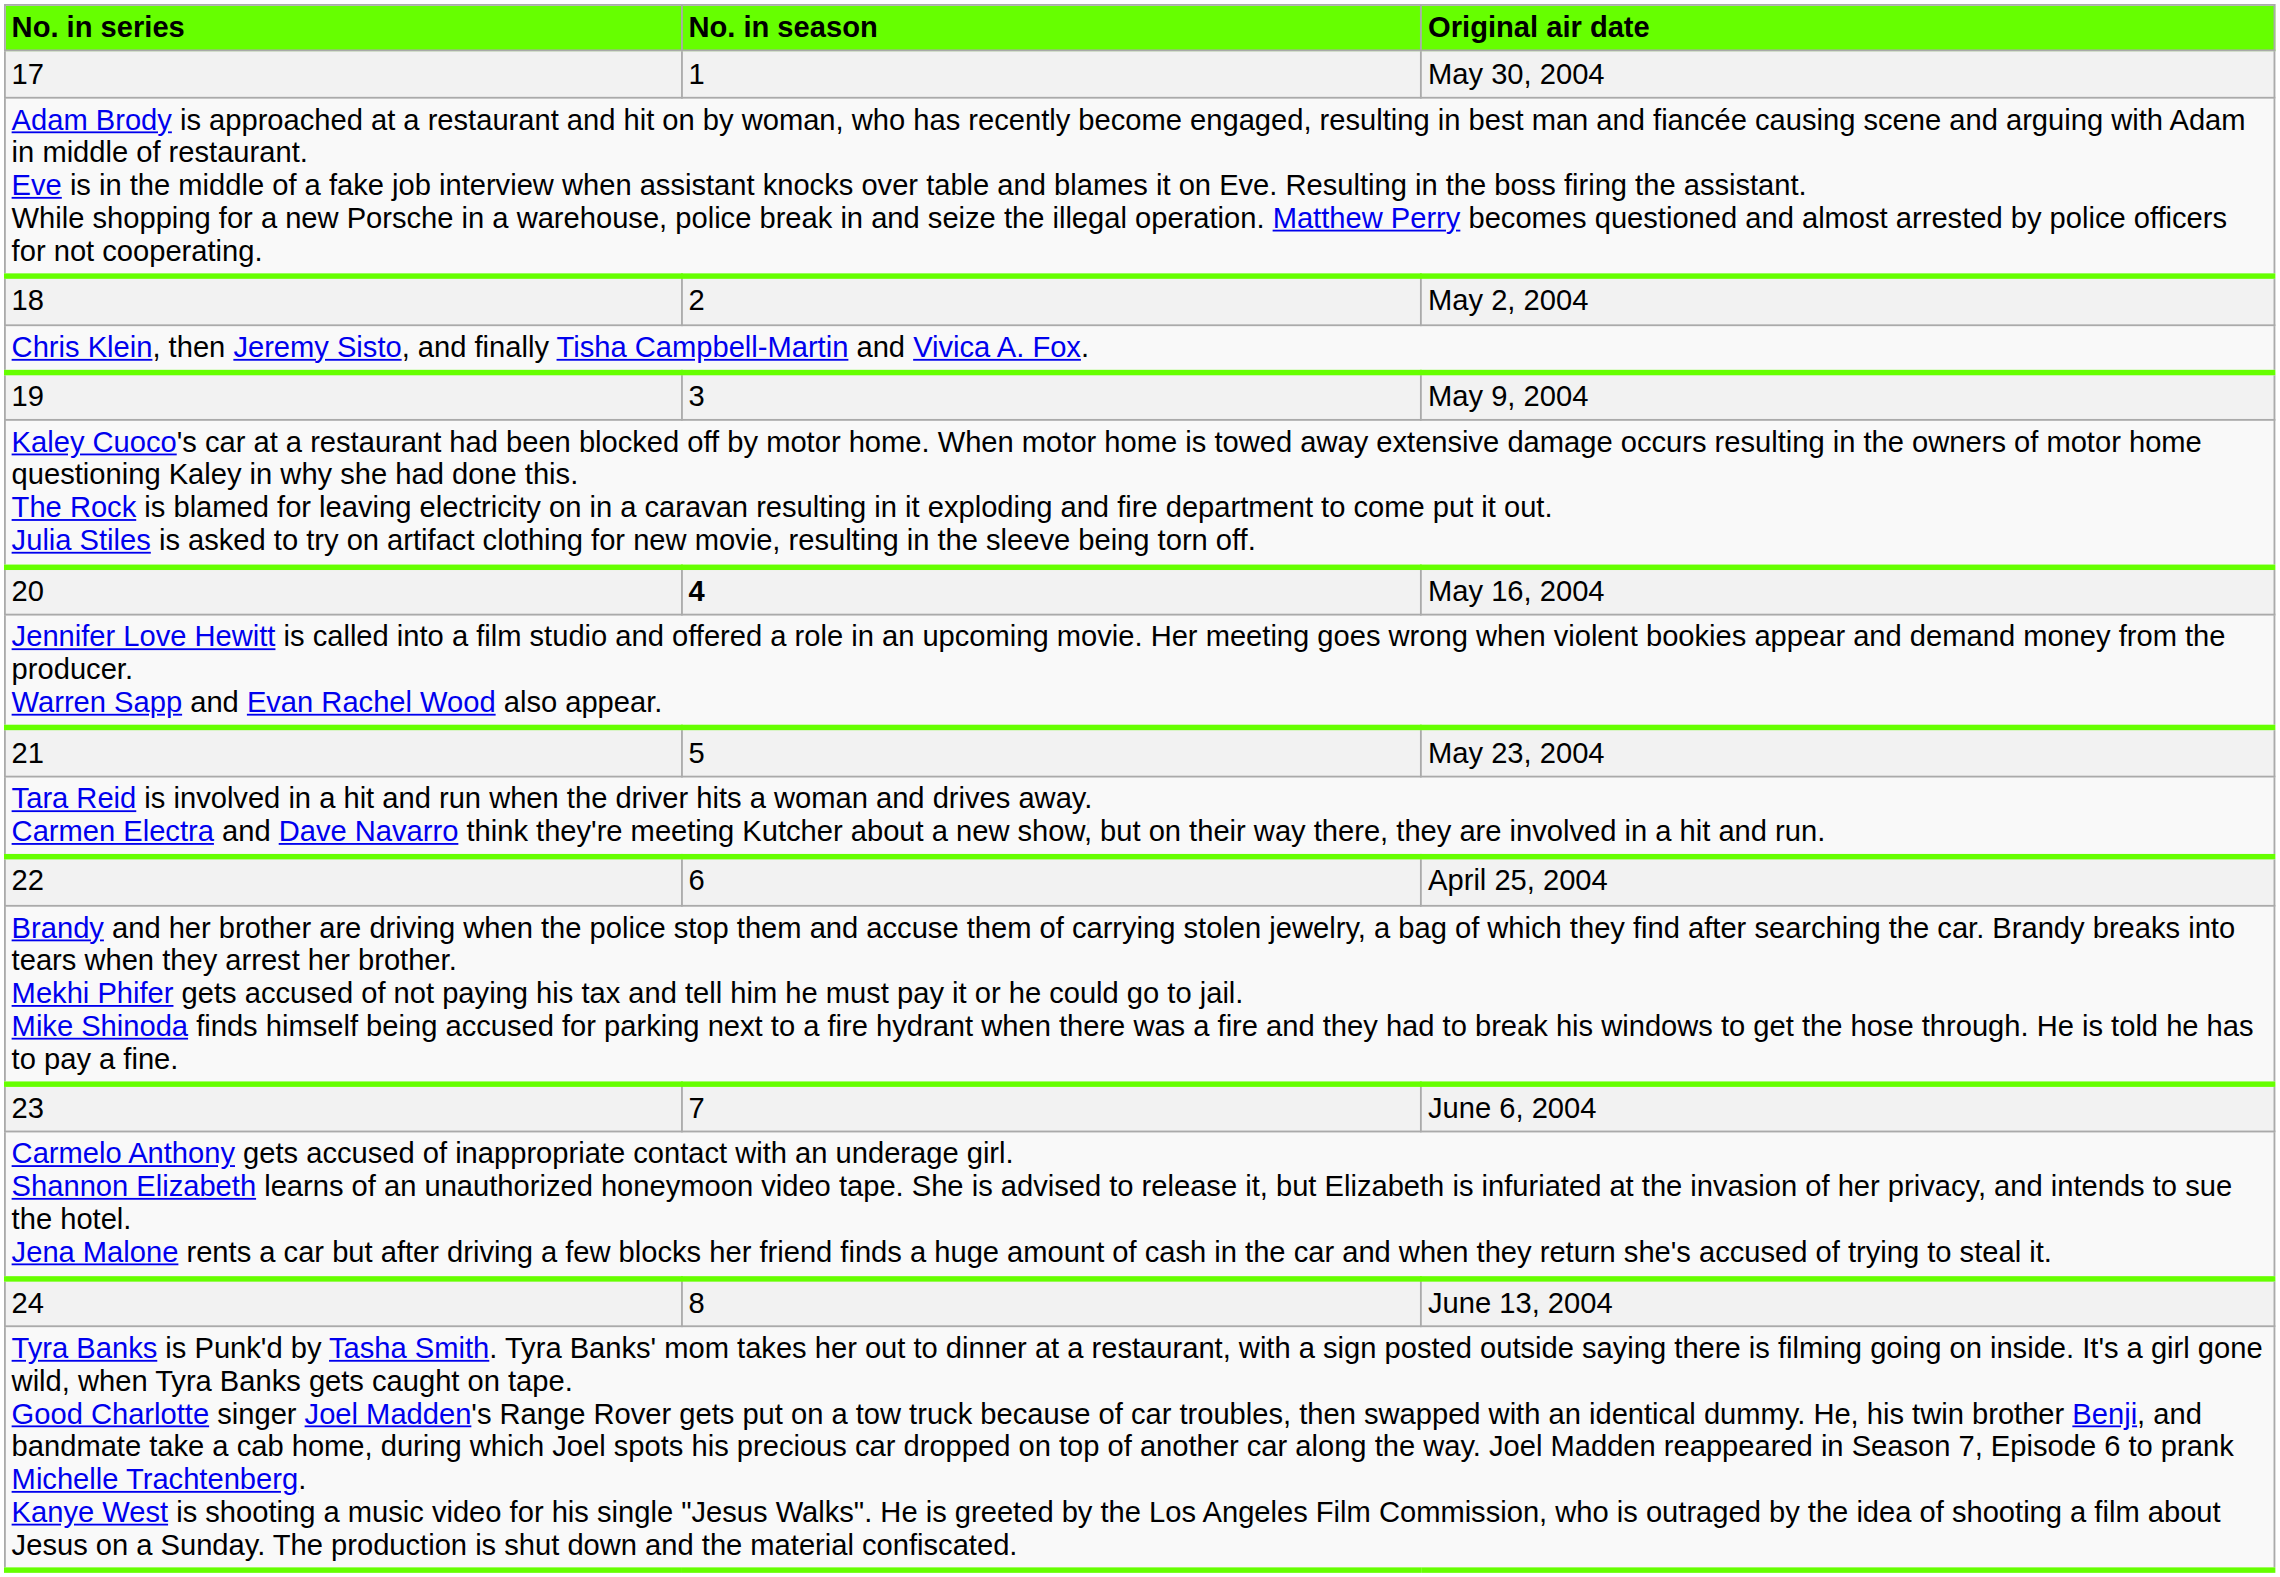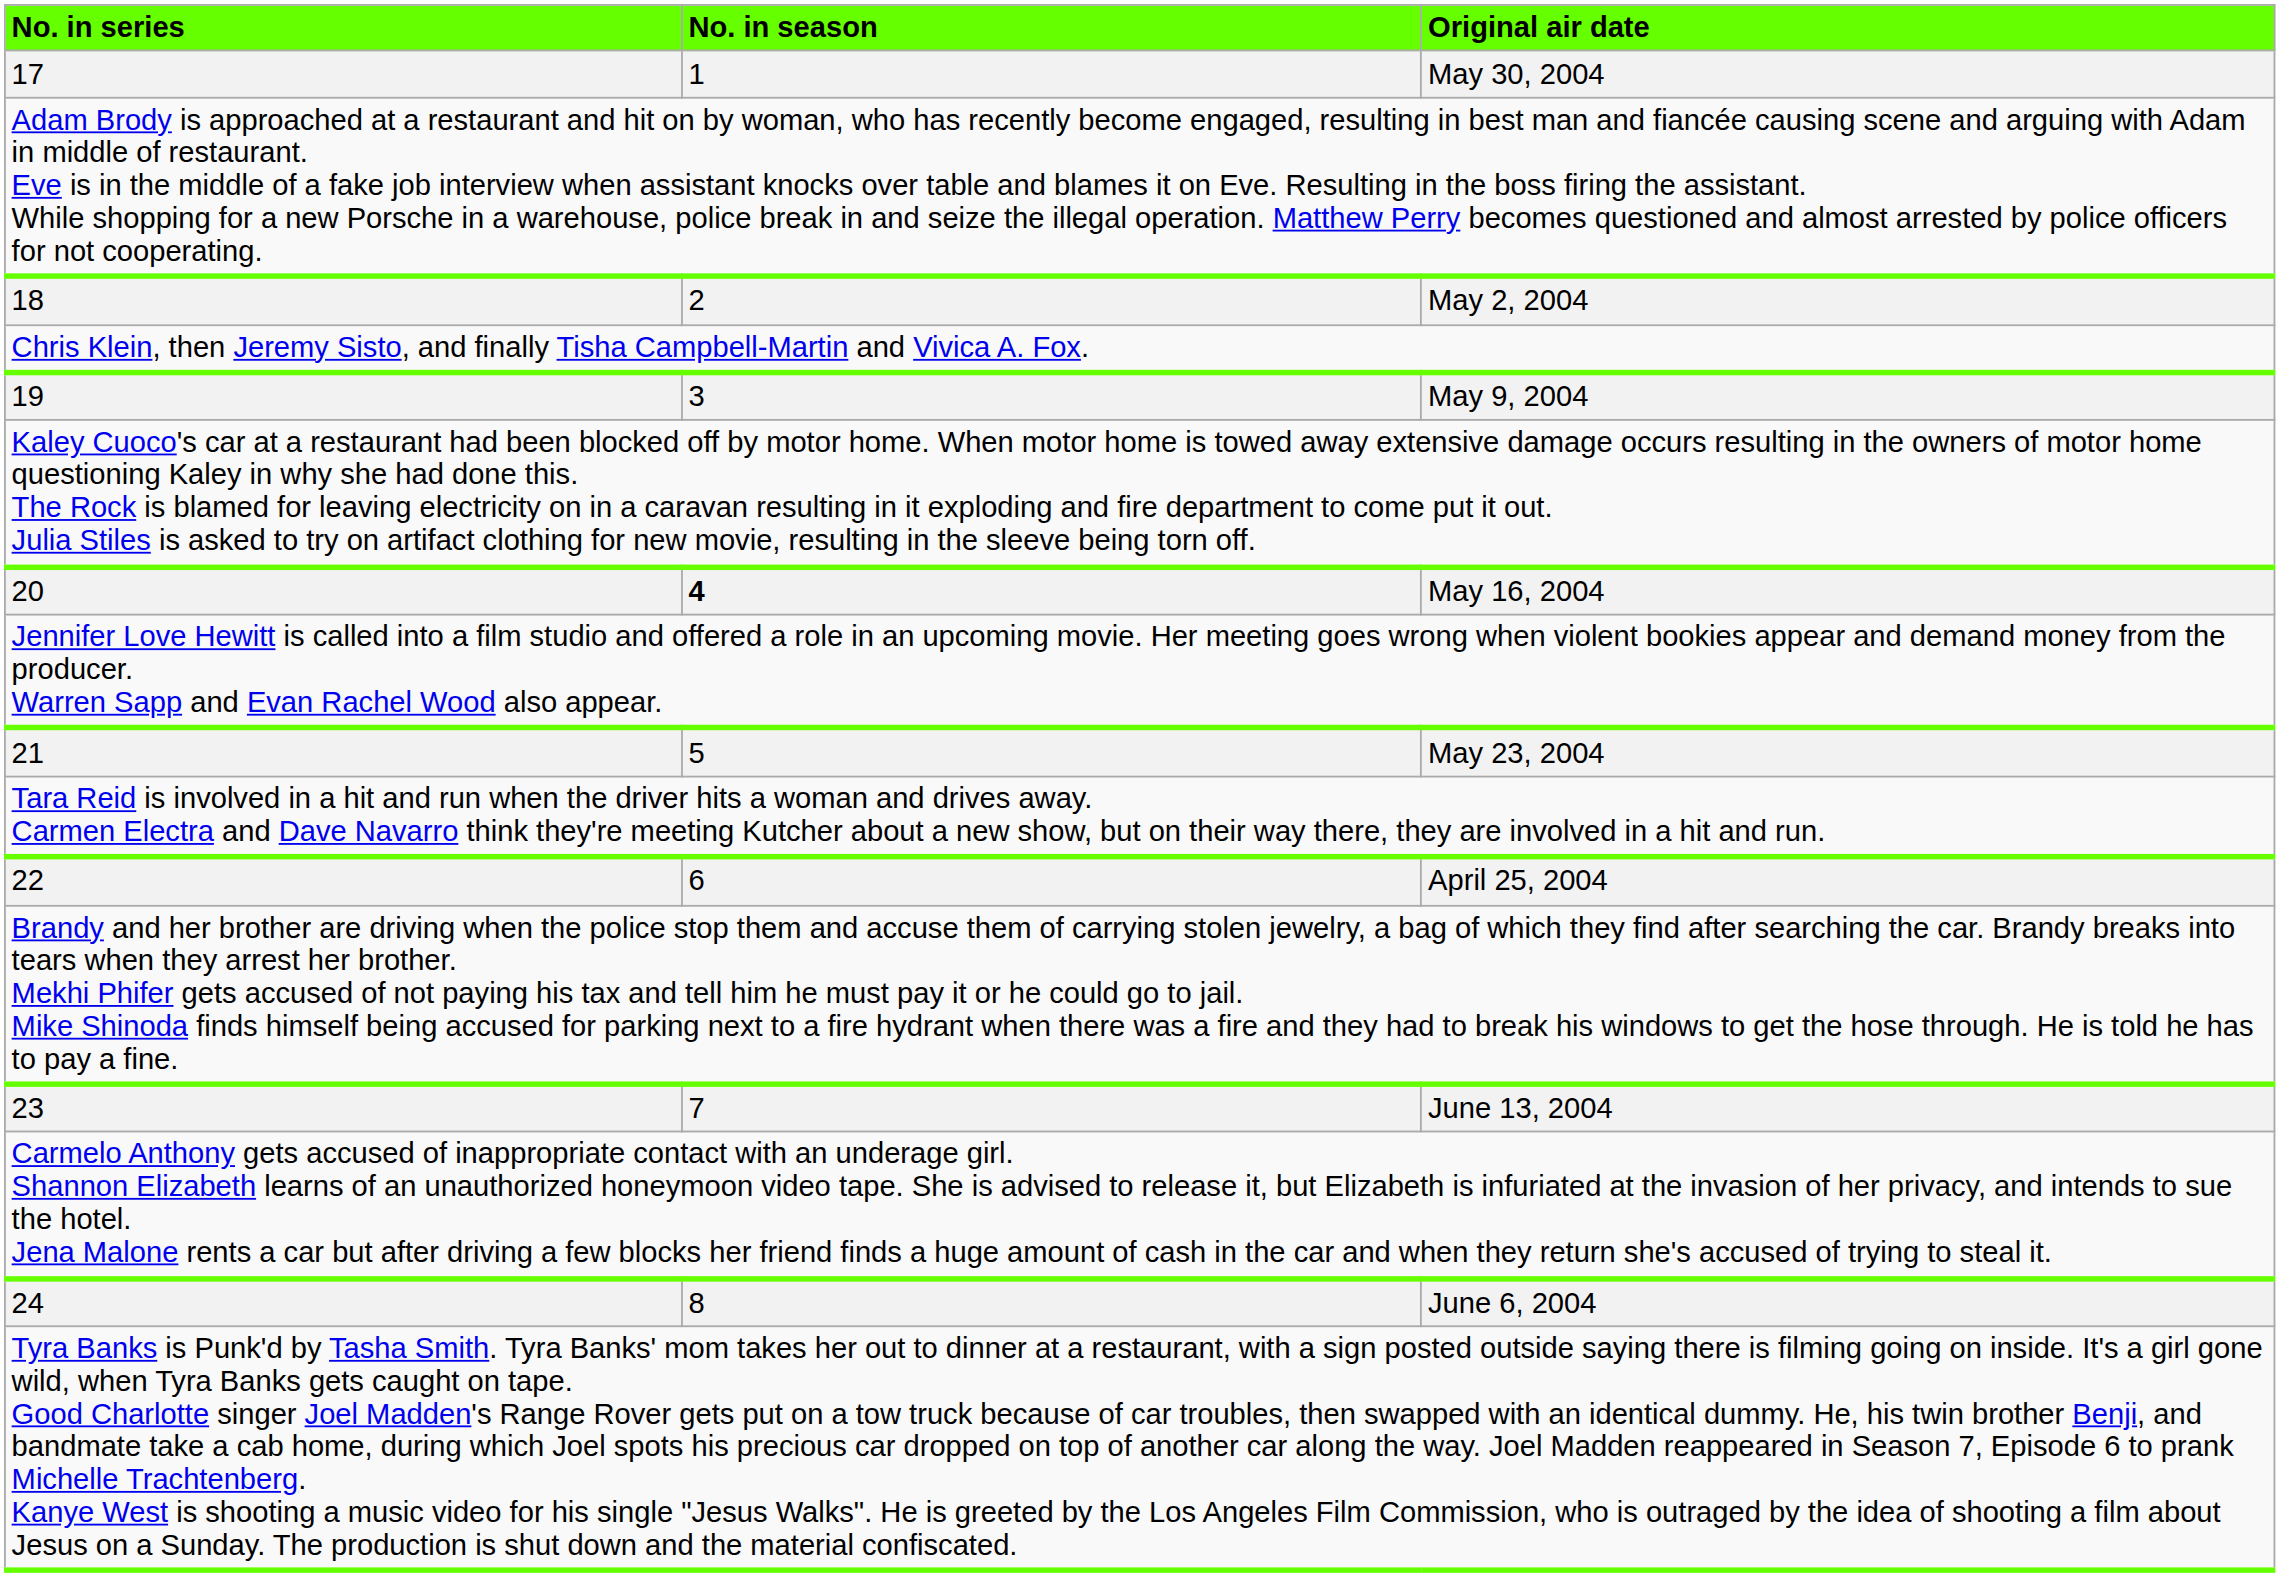(1512, 1108) June 6, 2004 -> (1520, 1108) June 13, 2004
(1520, 1302) June 13, 2004 -> (1512, 1302) June 6, 2004
